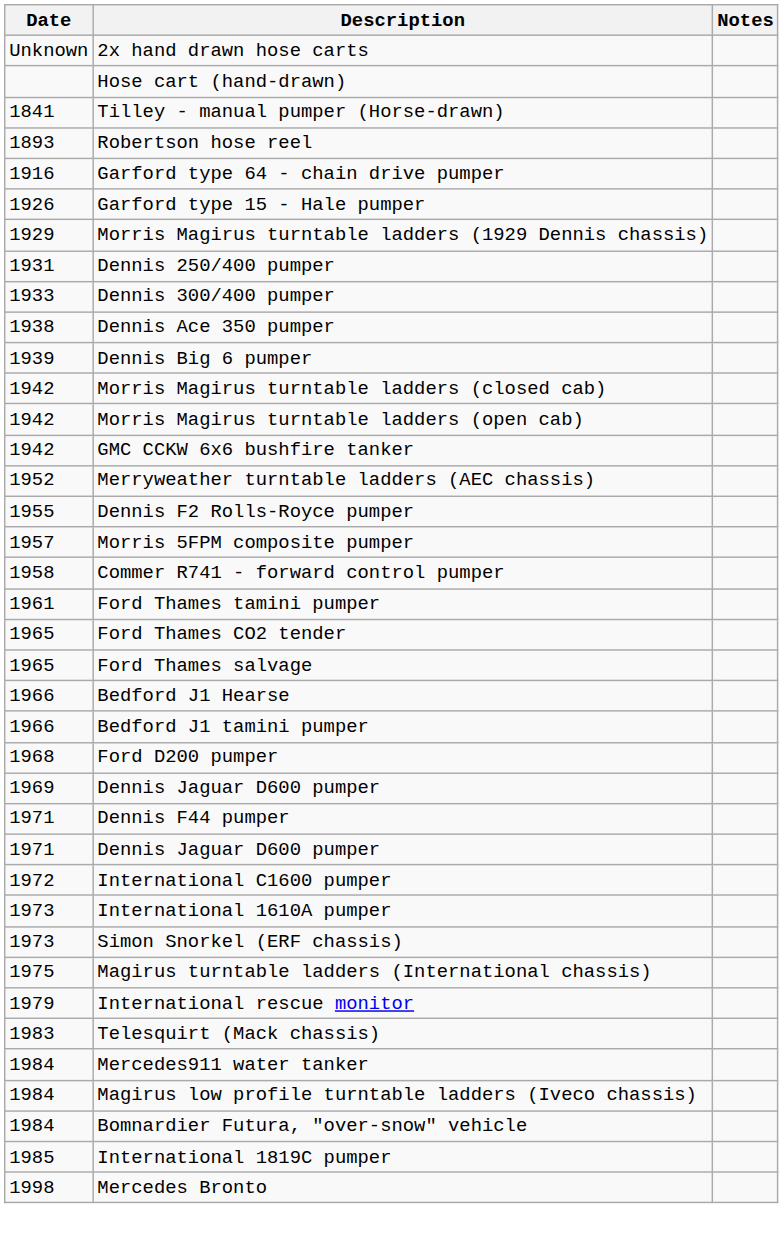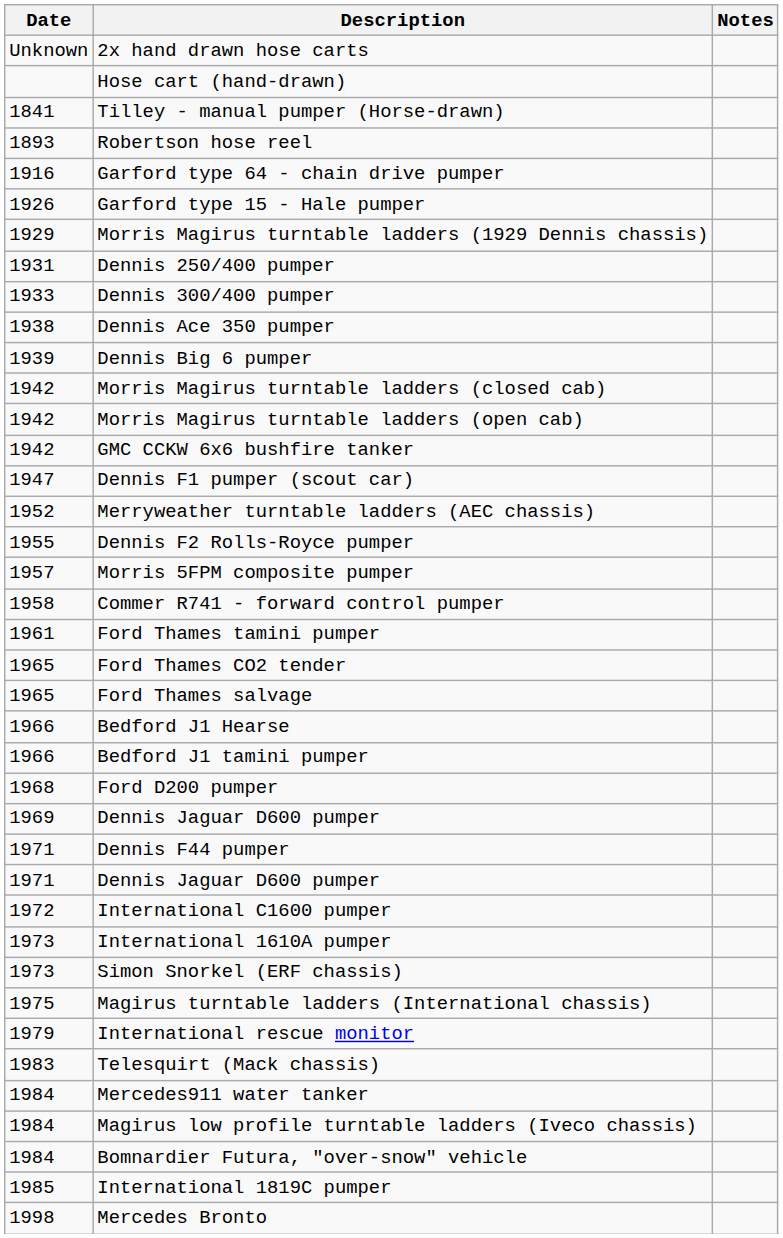+ row: (32, 481)
